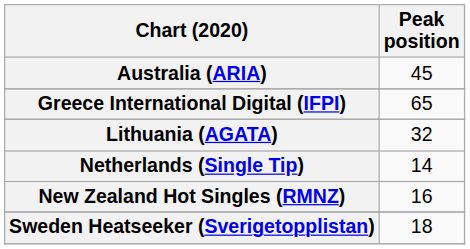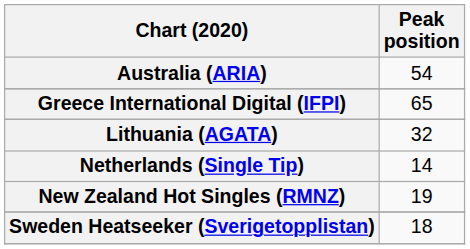(422, 72) 45 -> (422, 72) 54
(422, 196) 16 -> (422, 196) 19
